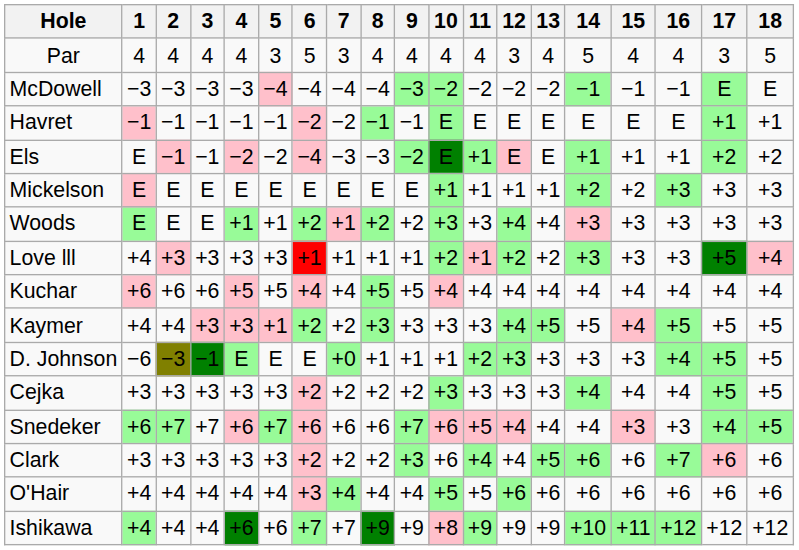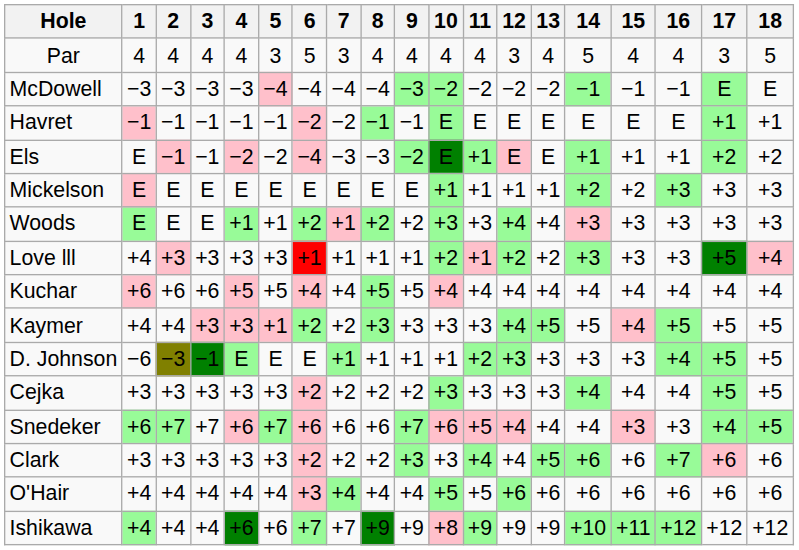(344, 358) +0 -> (344, 358) +1
(446, 460) +6 -> (446, 460) +3
